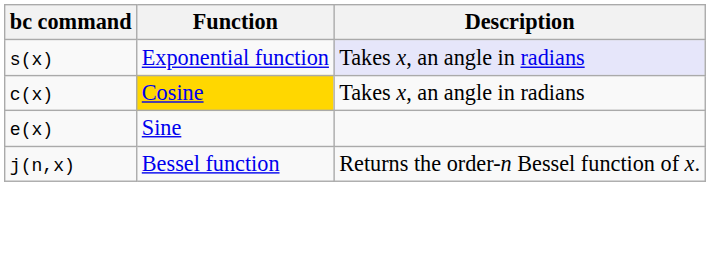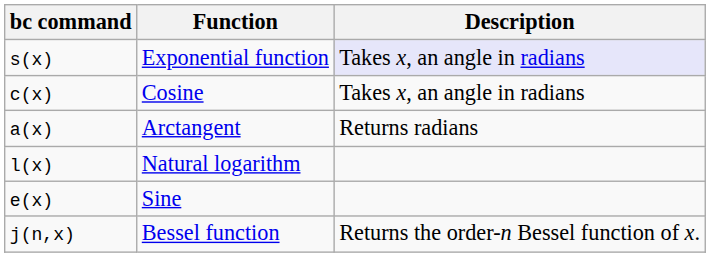(173, 92) gold background -> (173, 92) no background
+ row: (32, 130)
+ row: (32, 166)
